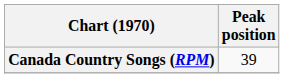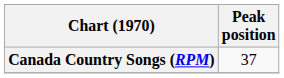(249, 60) 39 -> (249, 60) 37
